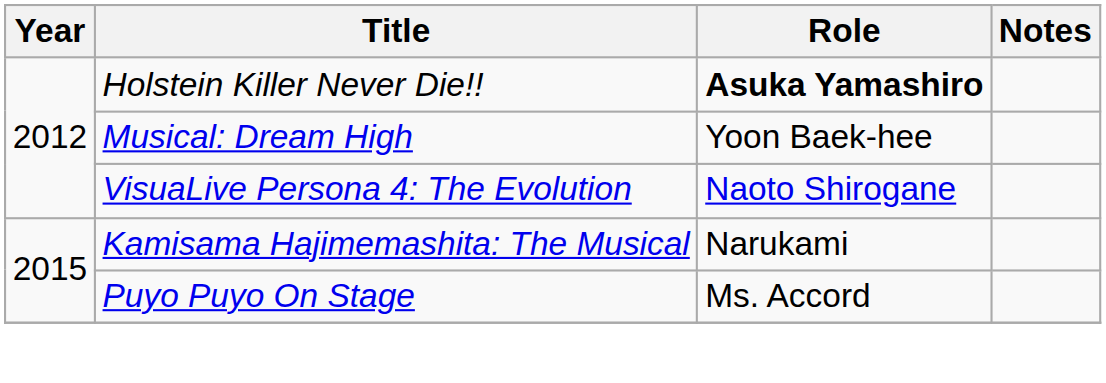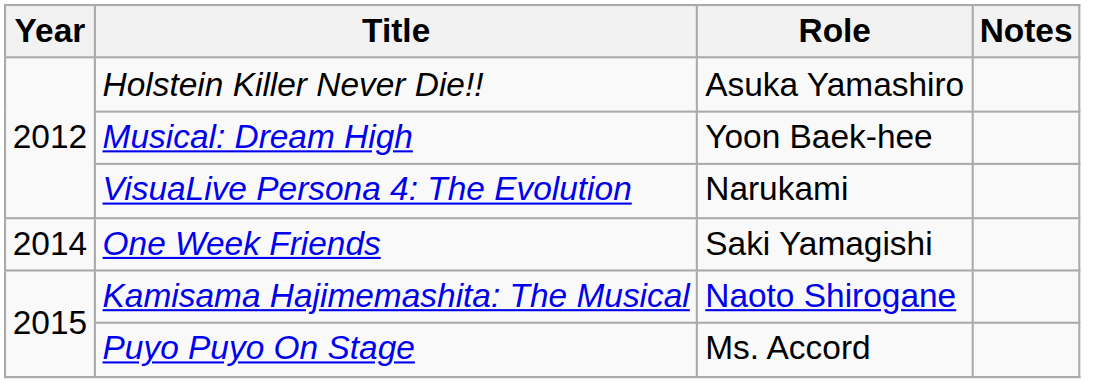(844, 84) bold -> (835, 84) normal
(831, 190) Naoto Shirogane -> (777, 190) Narukami
+ row: (242, 243)
(777, 243) Narukami -> (831, 296) Naoto Shirogane
